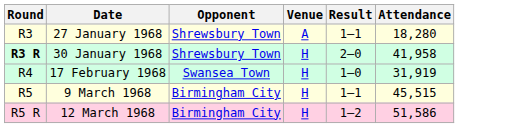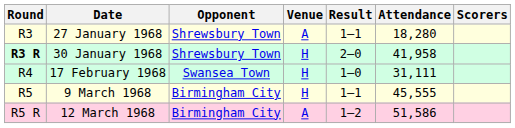+ column: (482, 14)
(415, 73) 31,919 -> (415, 73) 31,111
(415, 93) 45,515 -> (415, 93) 45,555
(305, 113) H -> (305, 113) A
